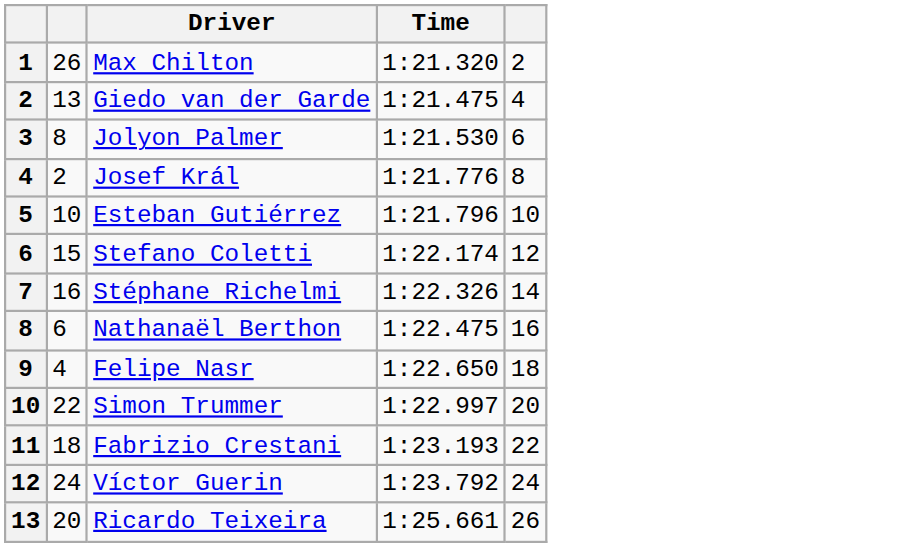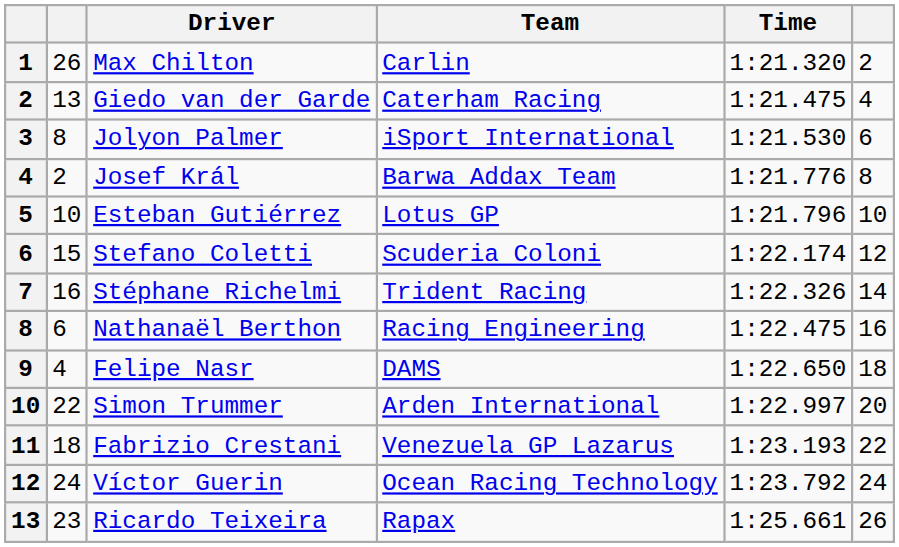+ column: (550, 24)
(67, 522) 20 -> (67, 522) 23
